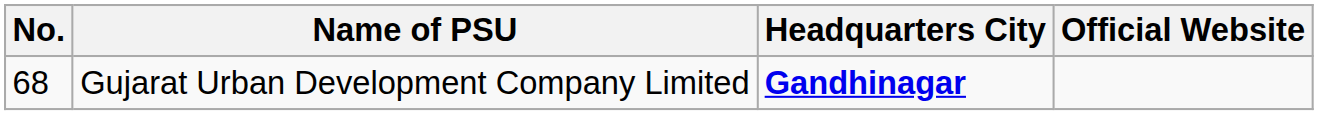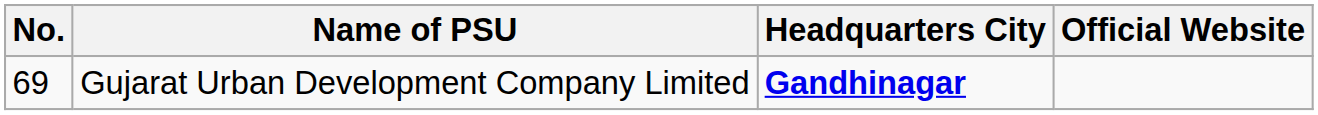(31, 82) 68 -> (31, 82) 69
